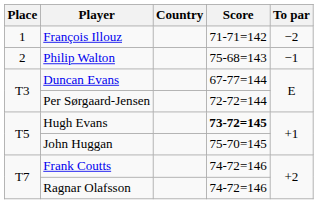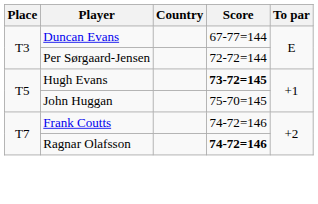- row: (83, 37)
- row: (79, 58)
(238, 187) normal -> (238, 144) bold
